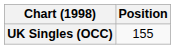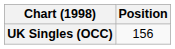(143, 34) 155 -> (143, 34) 156
